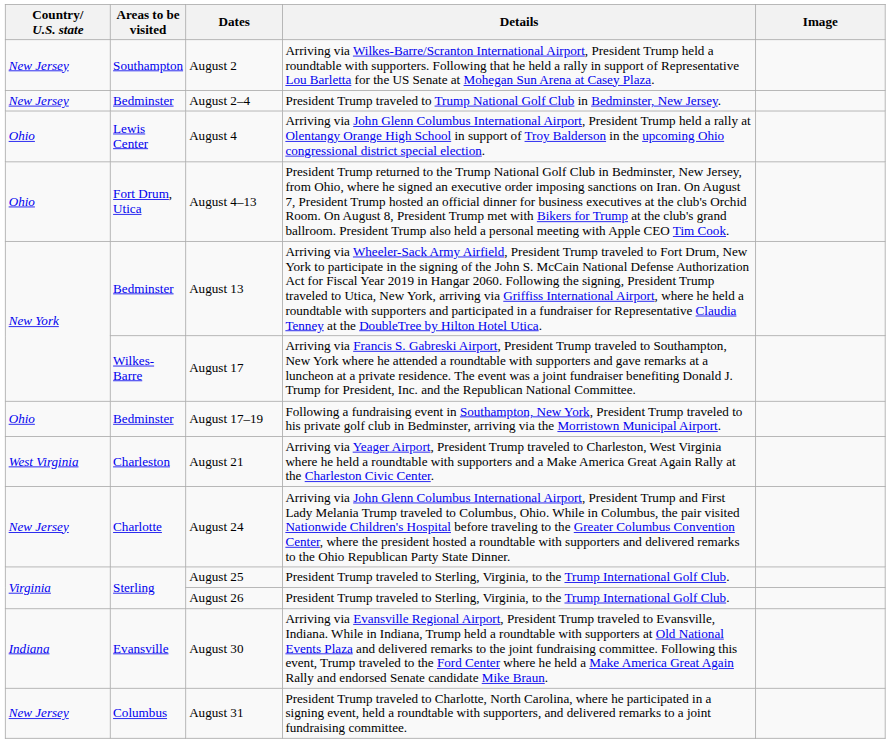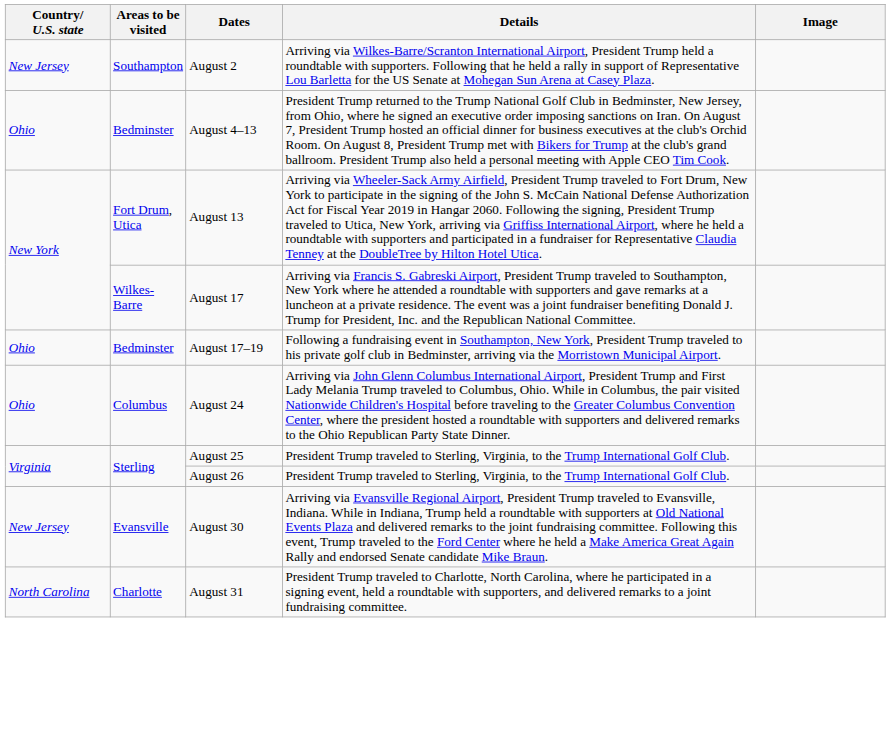- row: (220, 100)
- row: (213, 136)
(143, 201) Fort Drum, Utica -> (143, 130) Bedminster
(143, 288) Bedminster -> (143, 217) Fort Drum, Utica
- row: (216, 461)
(39, 526) New Jersey -> (22, 405) Ohio
(138, 526) Charlotte -> (140, 405) Columbus
(29, 648) Indiana -> (39, 526) New Jersey
(39, 713) New Jersey -> (49, 591) North Carolina
(140, 713) Columbus -> (138, 591) Charlotte
